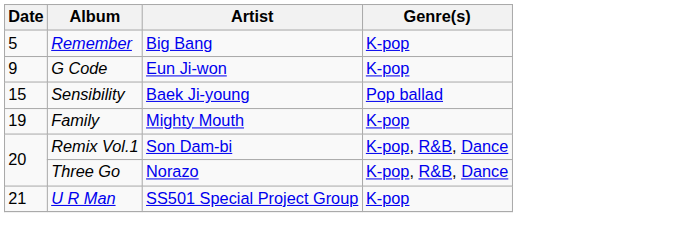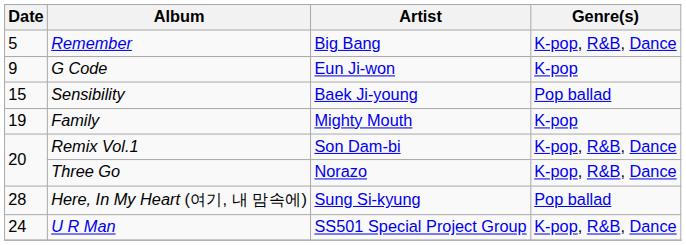(388, 43) K-pop -> (605, 43) K-pop, R&B, Dance
+ row: (179, 199)
(17, 198) 21 -> (17, 227) 24
(388, 198) K-pop -> (605, 227) K-pop, R&B, Dance
